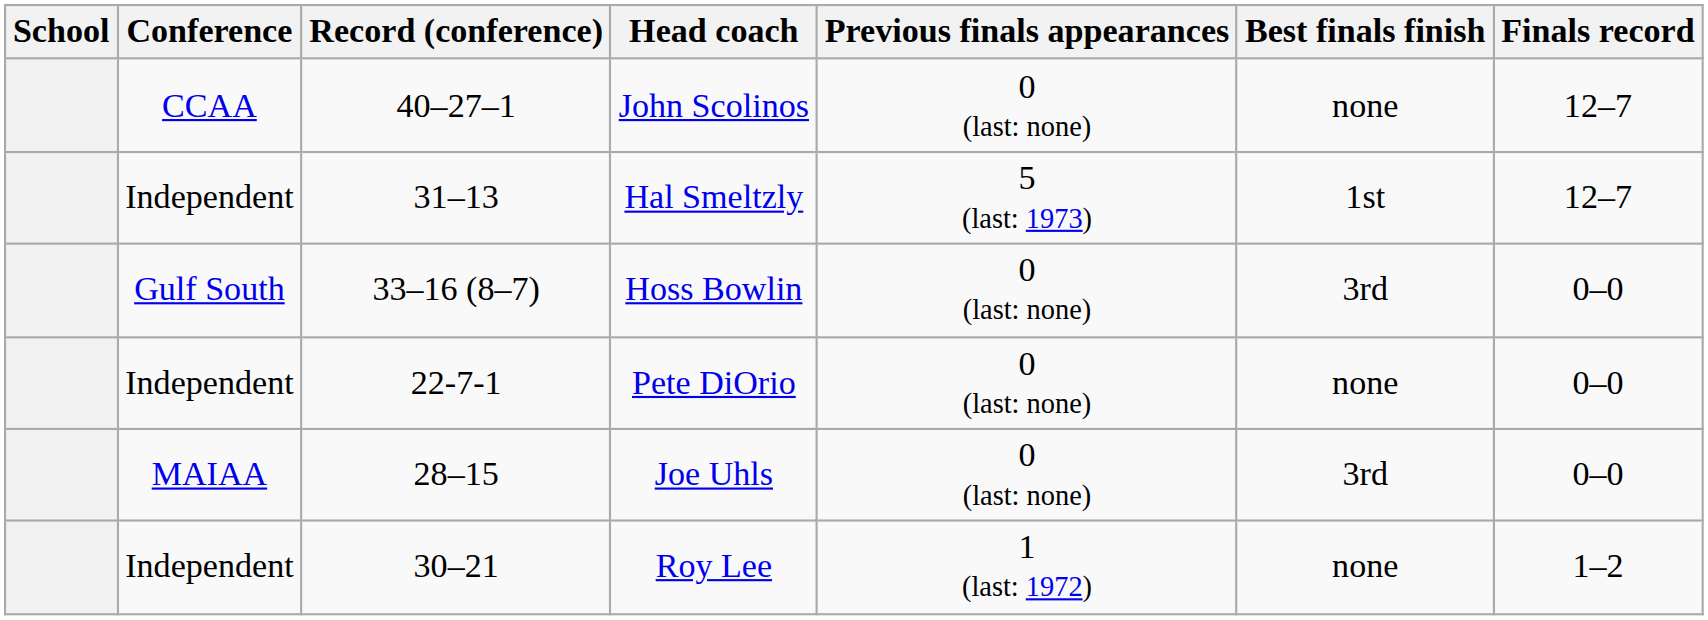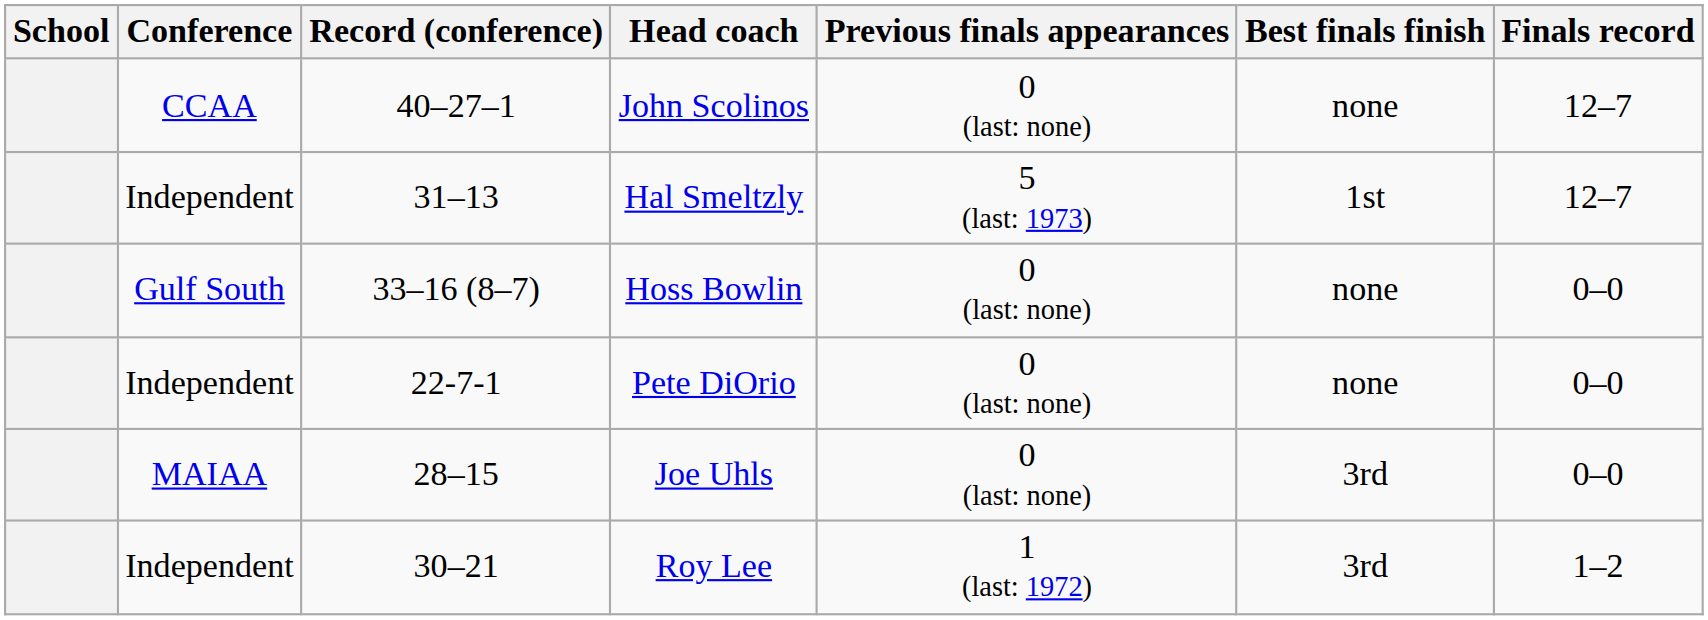(1365, 289) 3rd -> (1365, 289) none
(1365, 566) none -> (1365, 566) 3rd
